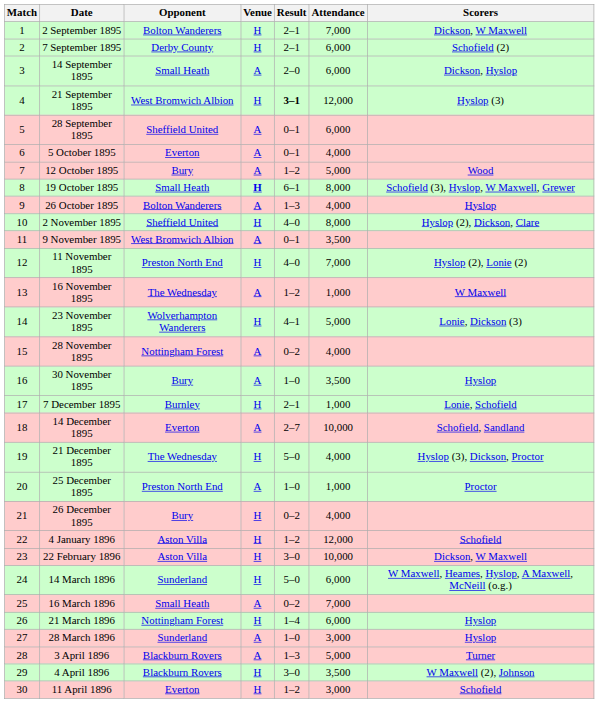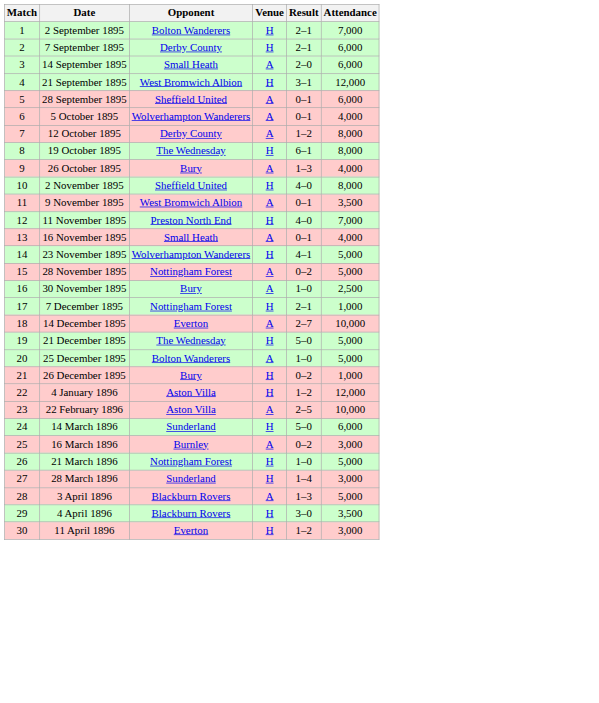- column: (481, 13)
(292, 100) bold -> (304, 82) normal
(182, 153) Everton -> (191, 116) Wolverhampton Wanderers
(182, 170) Bury -> (191, 133) Derby County
(338, 170) 5,000 -> (350, 133) 8,000
(182, 187) Small Heath -> (191, 151) The Wednesday
(258, 187) bold -> (270, 151) normal
(182, 205) Bolton Wanderers -> (191, 168) Bury
(182, 292) The Wednesday -> (191, 237) Small Heath
(292, 292) 1–2 -> (304, 237) 0–1
(338, 292) 1,000 -> (350, 237) 4,000
(338, 351) 4,000 -> (350, 271) 5,000
(338, 381) 3,500 -> (350, 289) 2,500
(182, 404) Burnley -> (191, 306) Nottingham Forest
(338, 457) 4,000 -> (350, 340) 5,000
(182, 486) Preston North End -> (191, 358) Bolton Wanderers
(338, 486) 1,000 -> (350, 358) 5,000
(338, 516) 4,000 -> (350, 375) 1,000
(258, 556) H -> (270, 409) A
(292, 556) 3–0 -> (304, 409) 2–5
(182, 603) Small Heath -> (191, 444) Burnley
(338, 603) 7,000 -> (350, 444) 3,000
(292, 620) 1–4 -> (304, 461) 1–0
(338, 620) 6,000 -> (350, 461) 5,000
(258, 638) A -> (270, 479) H
(292, 638) 1–0 -> (304, 479) 1–4
